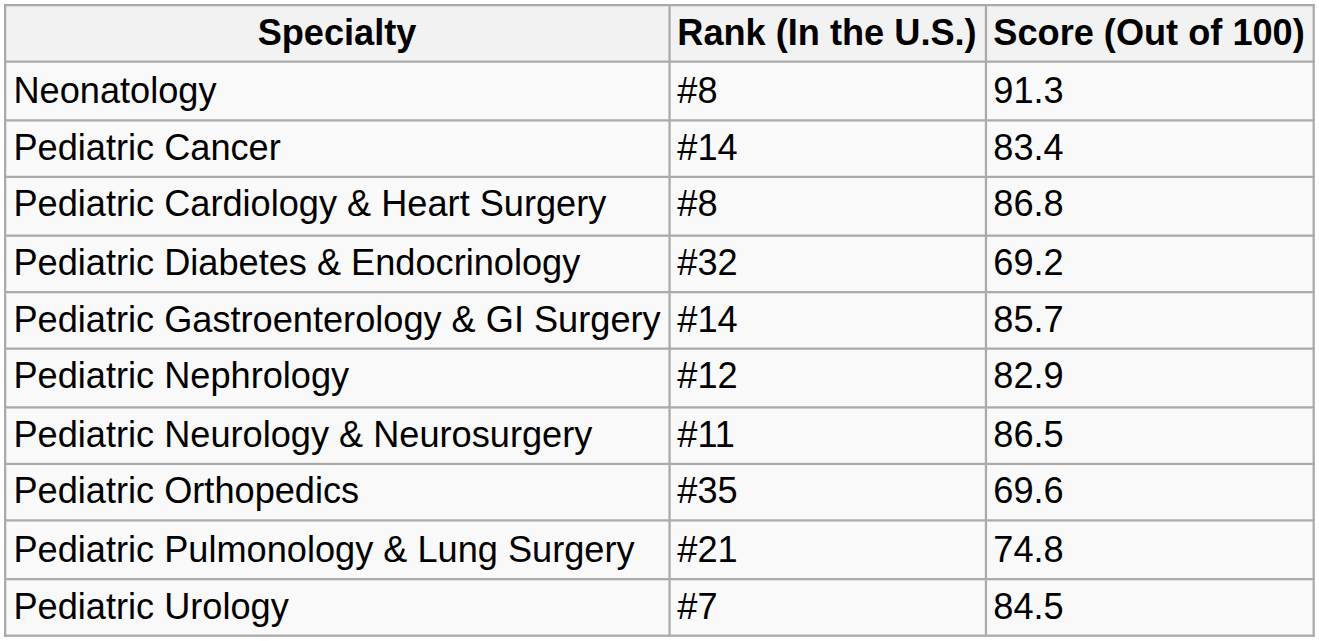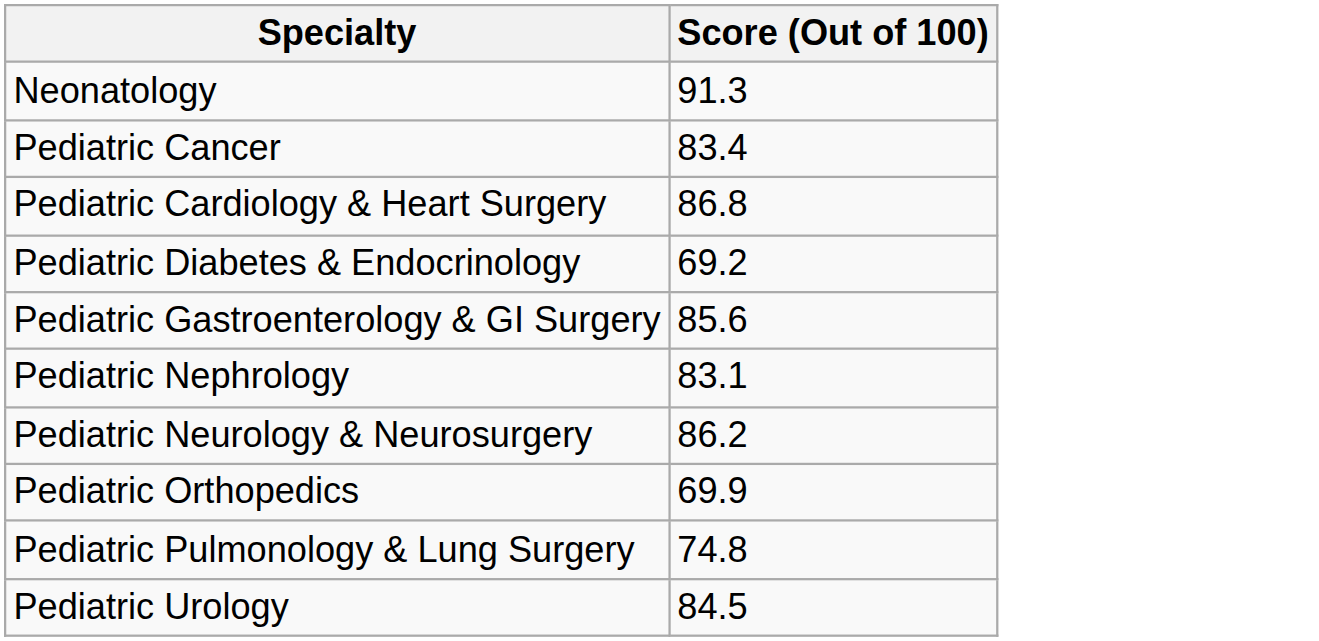- column: (827, 33)
(1029, 319) 85.7 -> (712, 319) 85.6
(1029, 377) 82.9 -> (712, 377) 83.1
(1029, 434) 86.5 -> (712, 434) 86.2
(1029, 491) 69.6 -> (712, 491) 69.9
